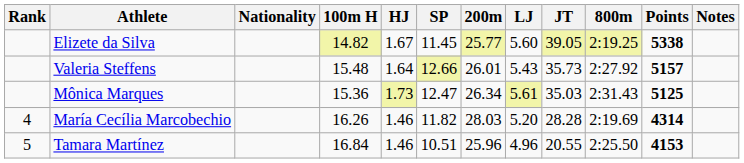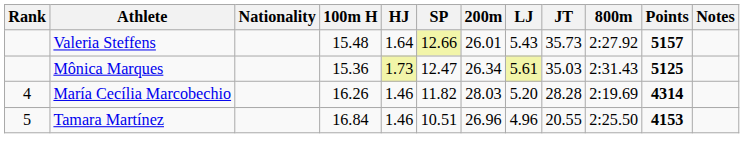- row: (104, 42)
(483, 145) 25.96 -> (483, 119) 26.96
